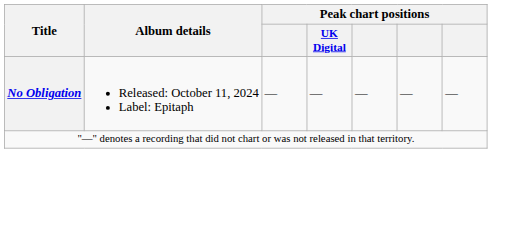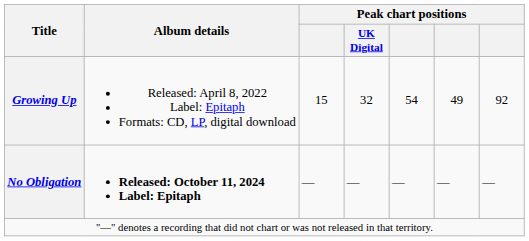+ row: (44, 100)
(173, 101) normal -> (192, 189) bold
